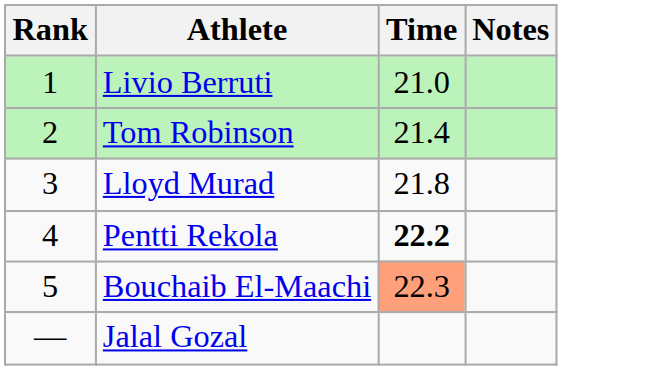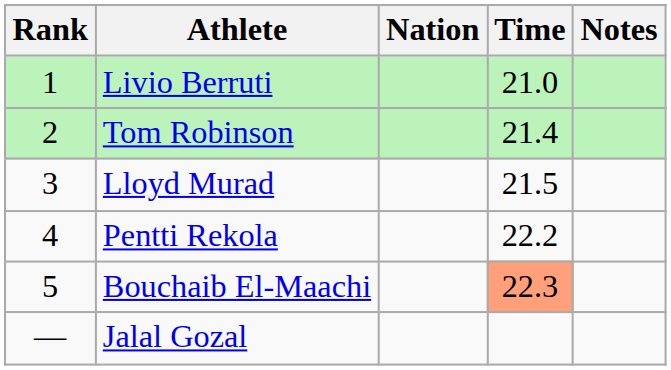+ column: (433, 30)
(422, 183) 21.8 -> (530, 183) 21.5
(422, 235) bold -> (530, 235) normal
